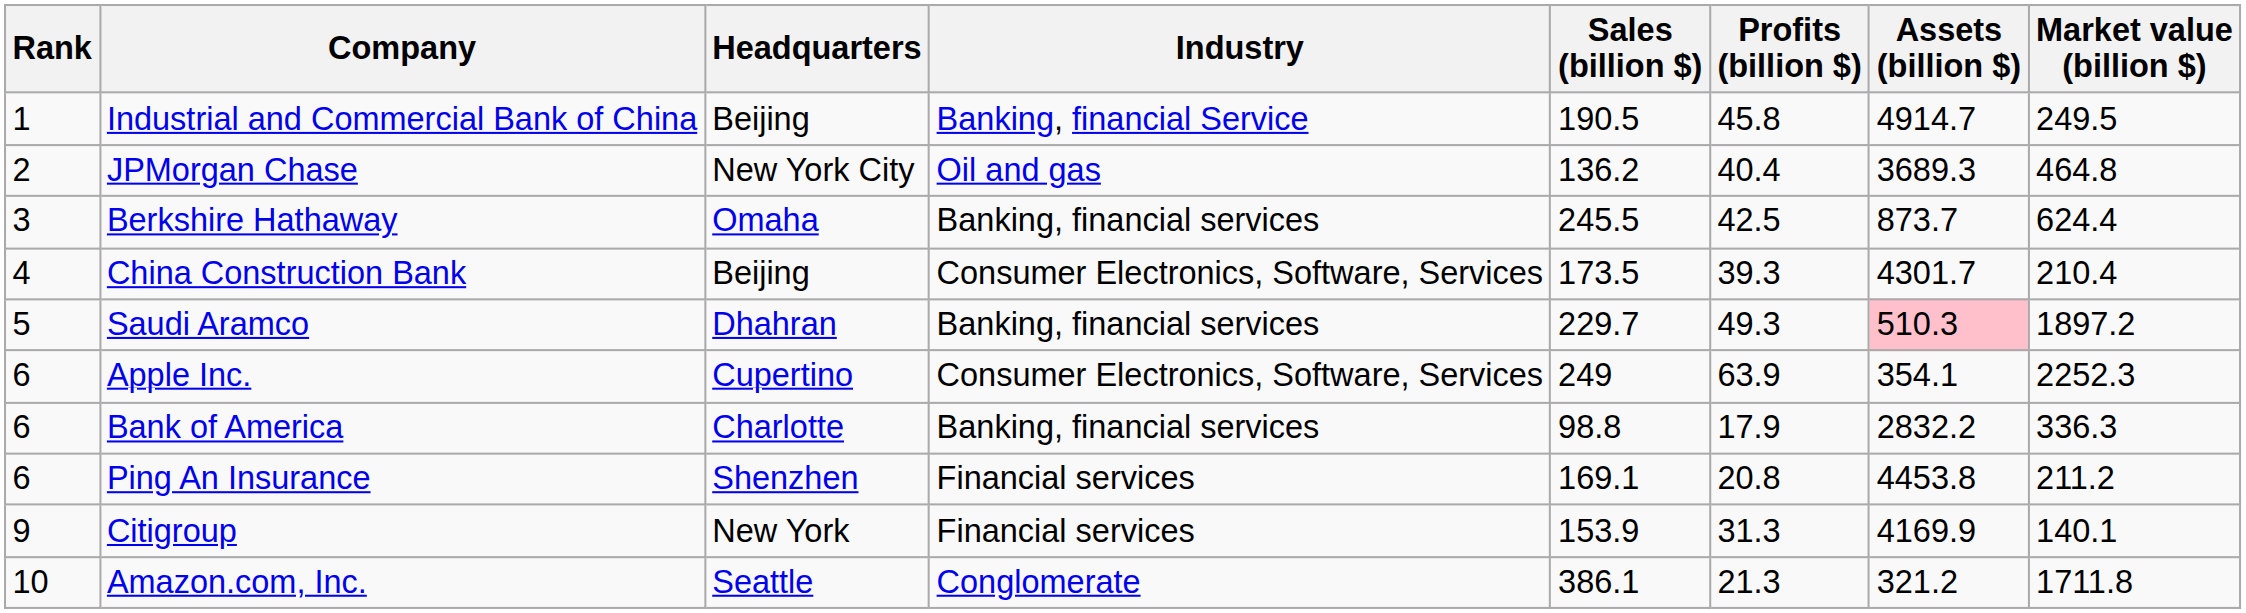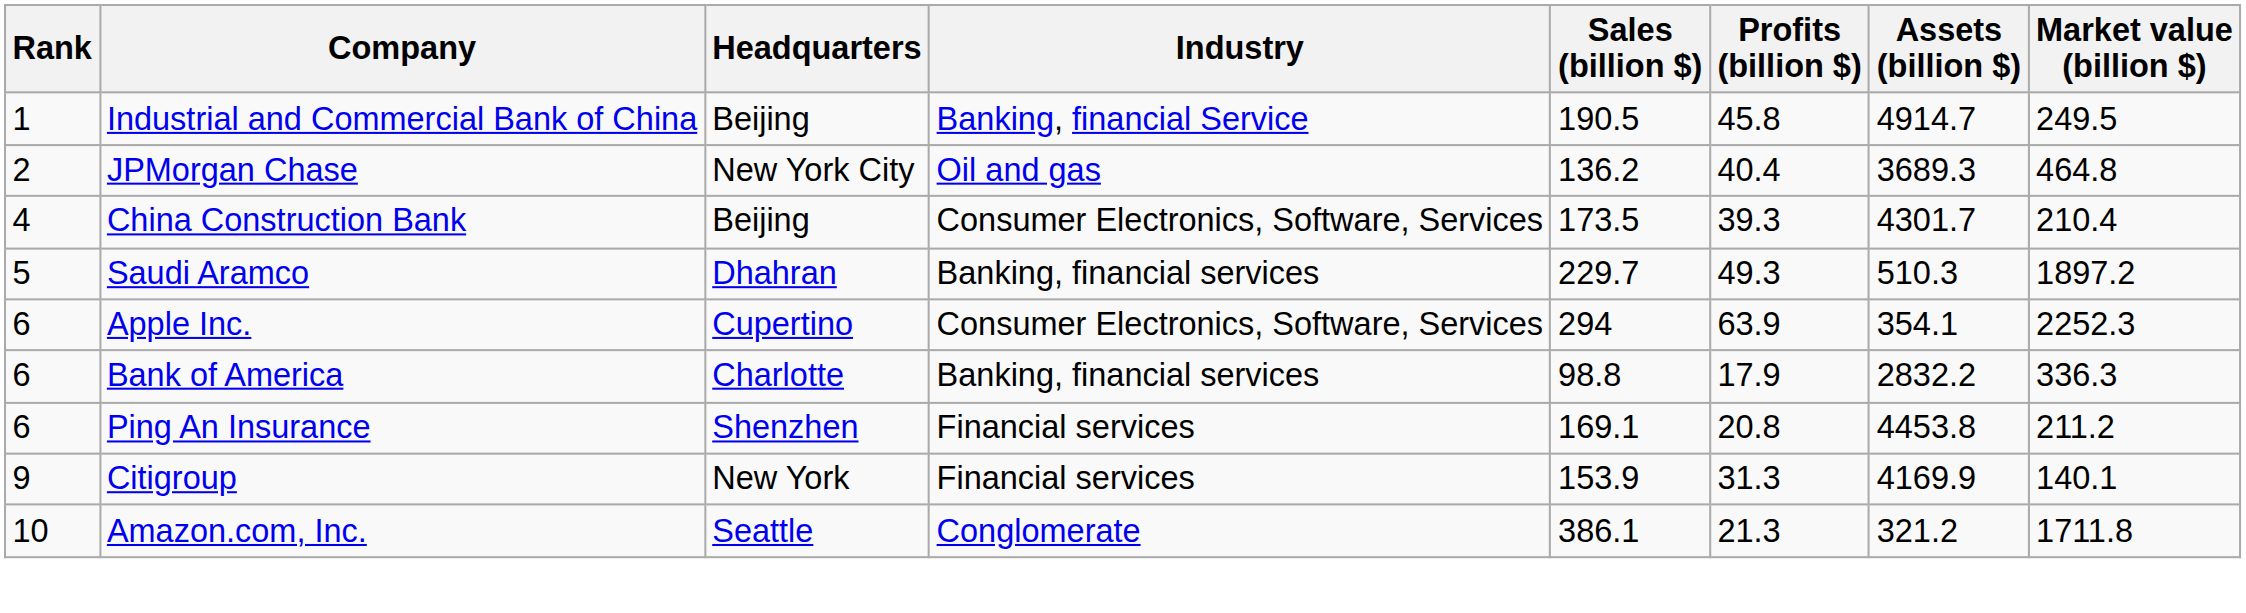- row: (252, 221)
(1917, 324) pink background -> (1917, 272) no background
(1585, 375) 249 -> (1585, 324) 294
